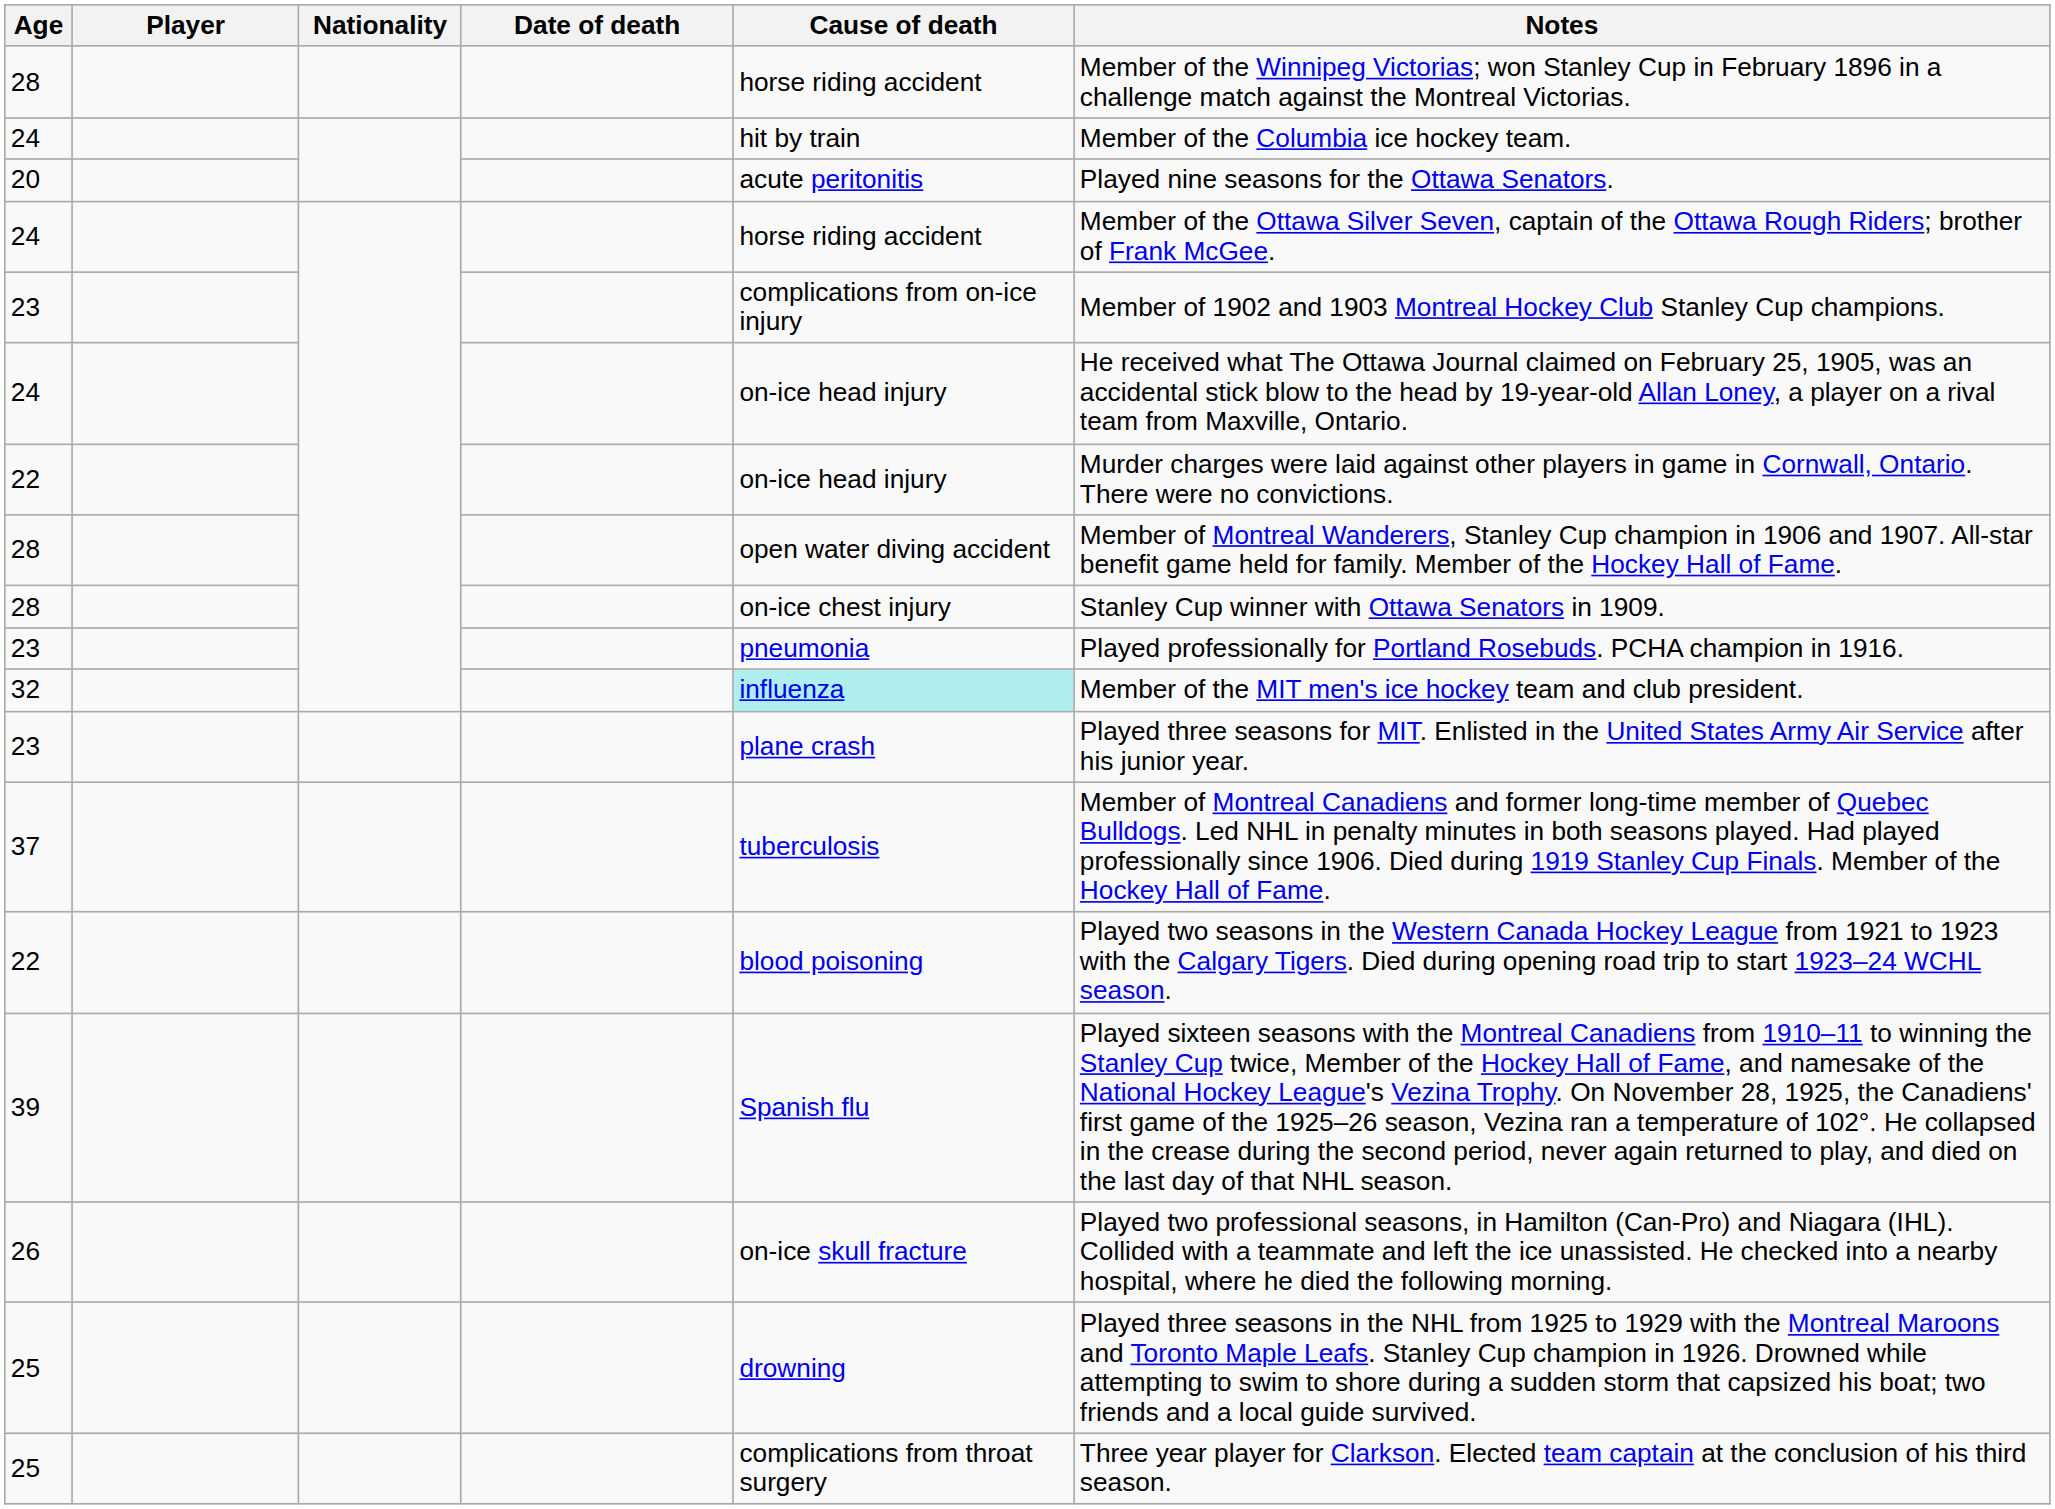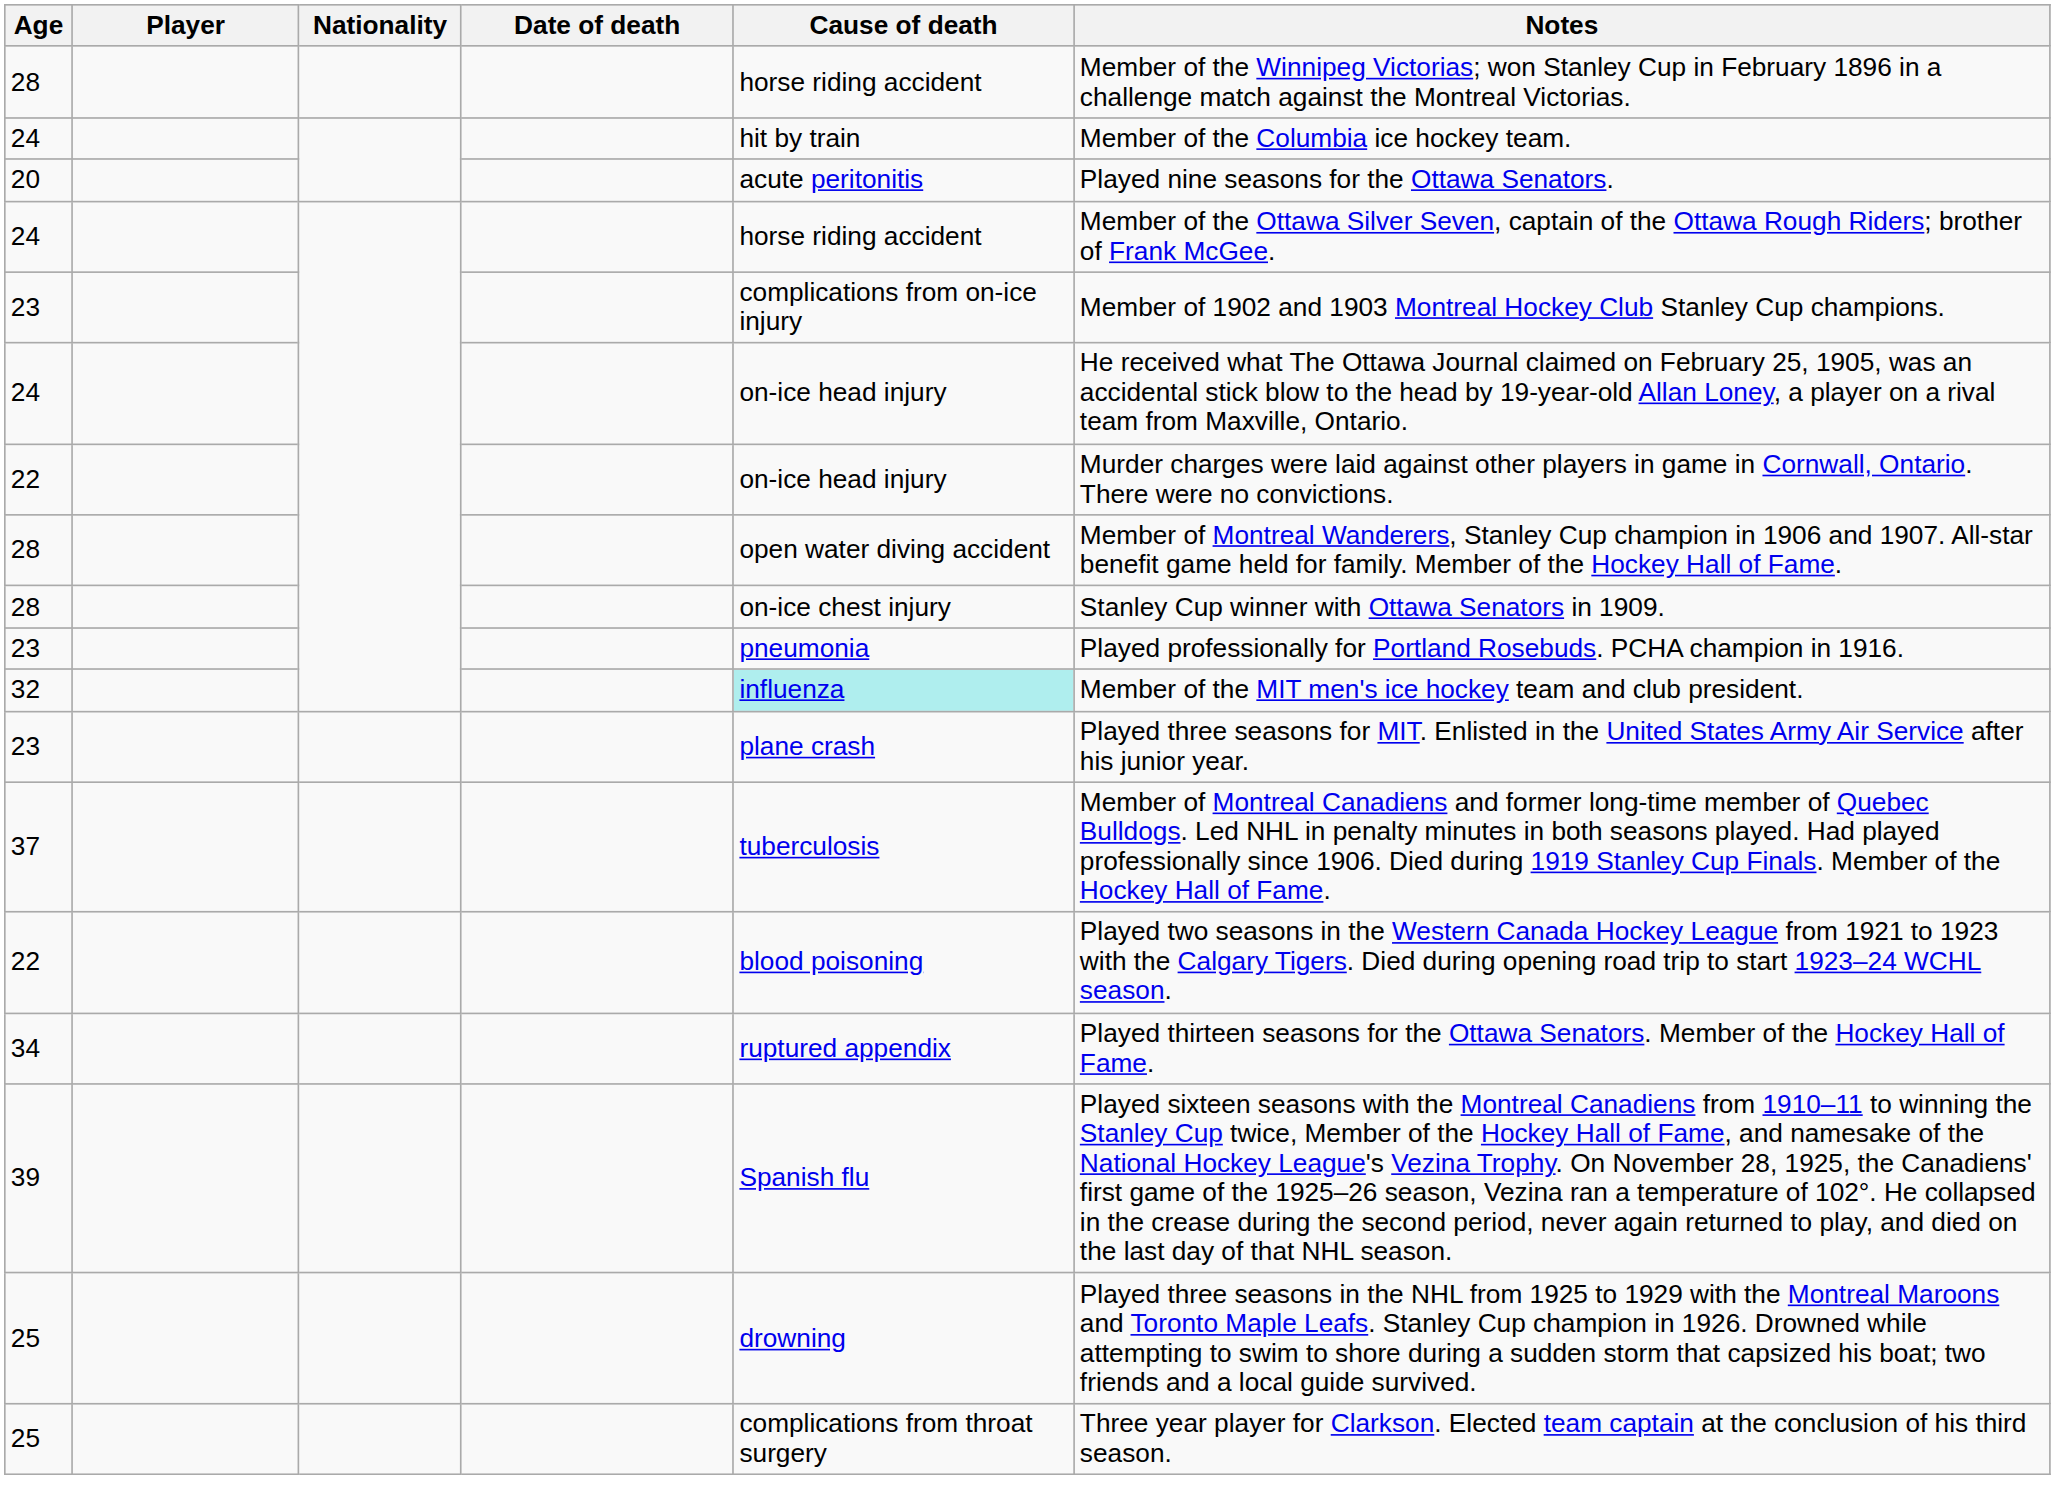+ row: (25, 1048)
- row: (25, 1252)
